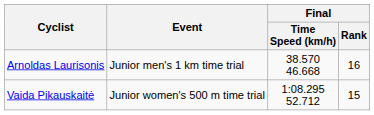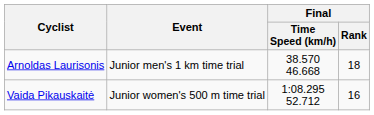(354, 65) 16 -> (354, 65) 18
(354, 95) 15 -> (354, 95) 16
